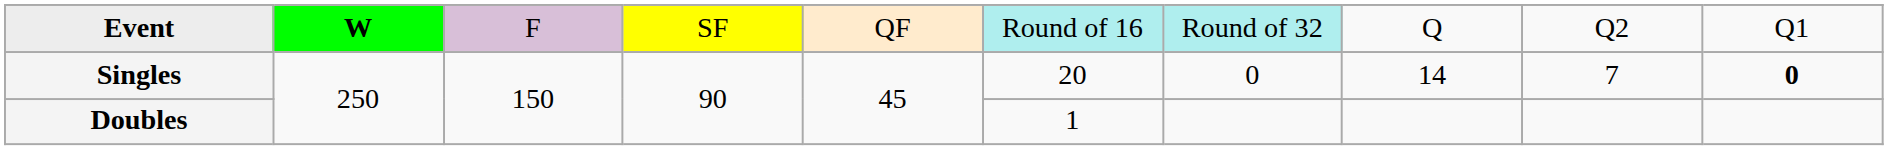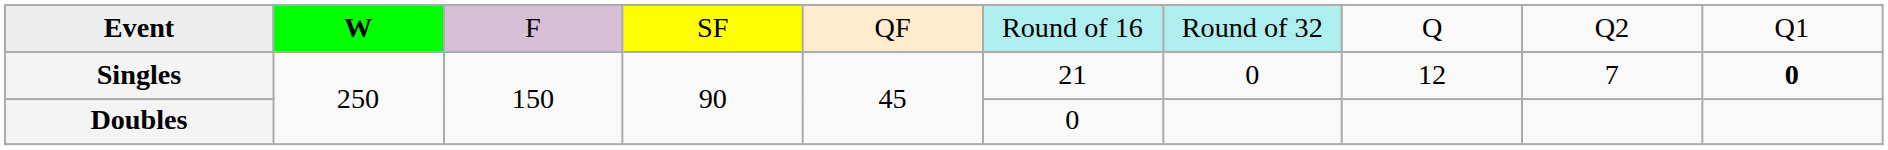(1072, 74) 20 -> (1072, 74) 21
(1432, 74) 14 -> (1432, 74) 12
(1072, 121) 1 -> (1072, 121) 0
